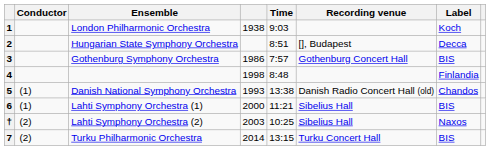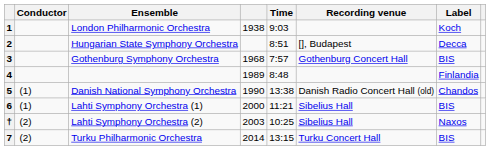(254, 59) 1986 -> (254, 59) 1968
(254, 75) 1998 -> (254, 75) 1989
(254, 91) 1993 -> (254, 91) 1990
